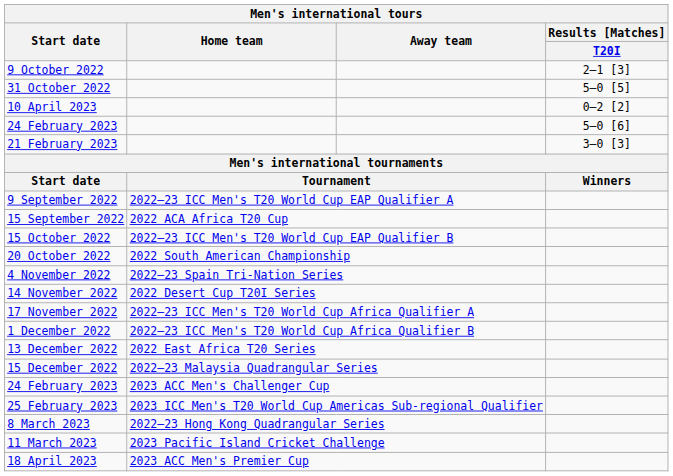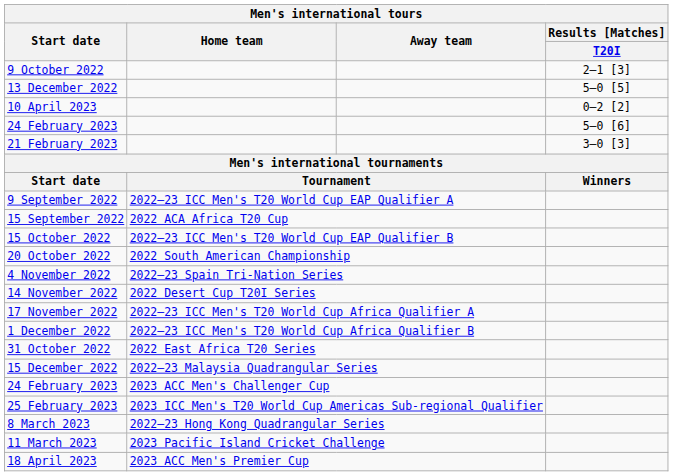(59, 88) 31 October 2022 -> (62, 88) 13 December 2022
(62, 349) 13 December 2022 -> (59, 349) 31 October 2022
